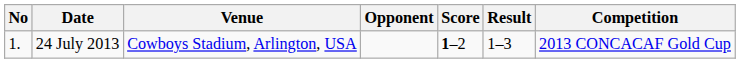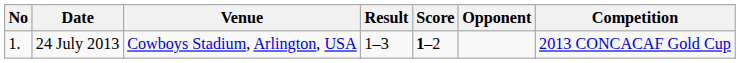columns swapped: (399, 17) <-> (509, 17)
